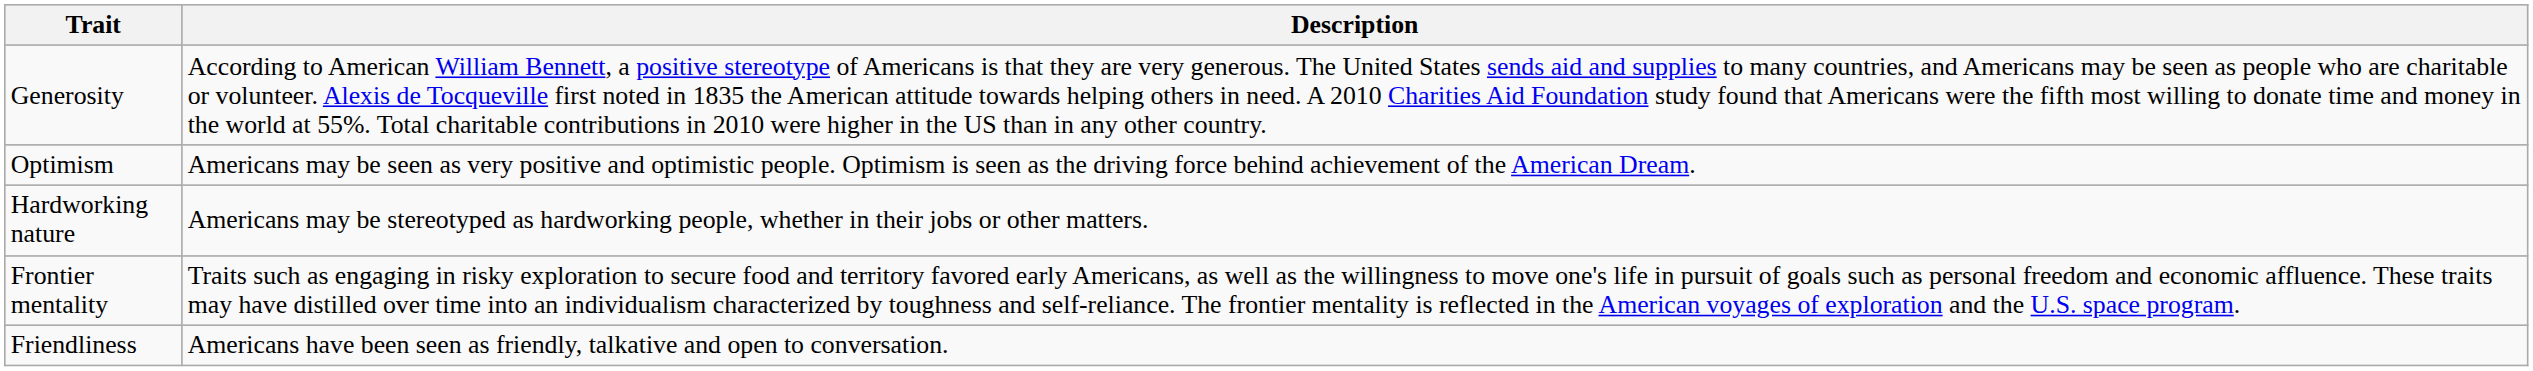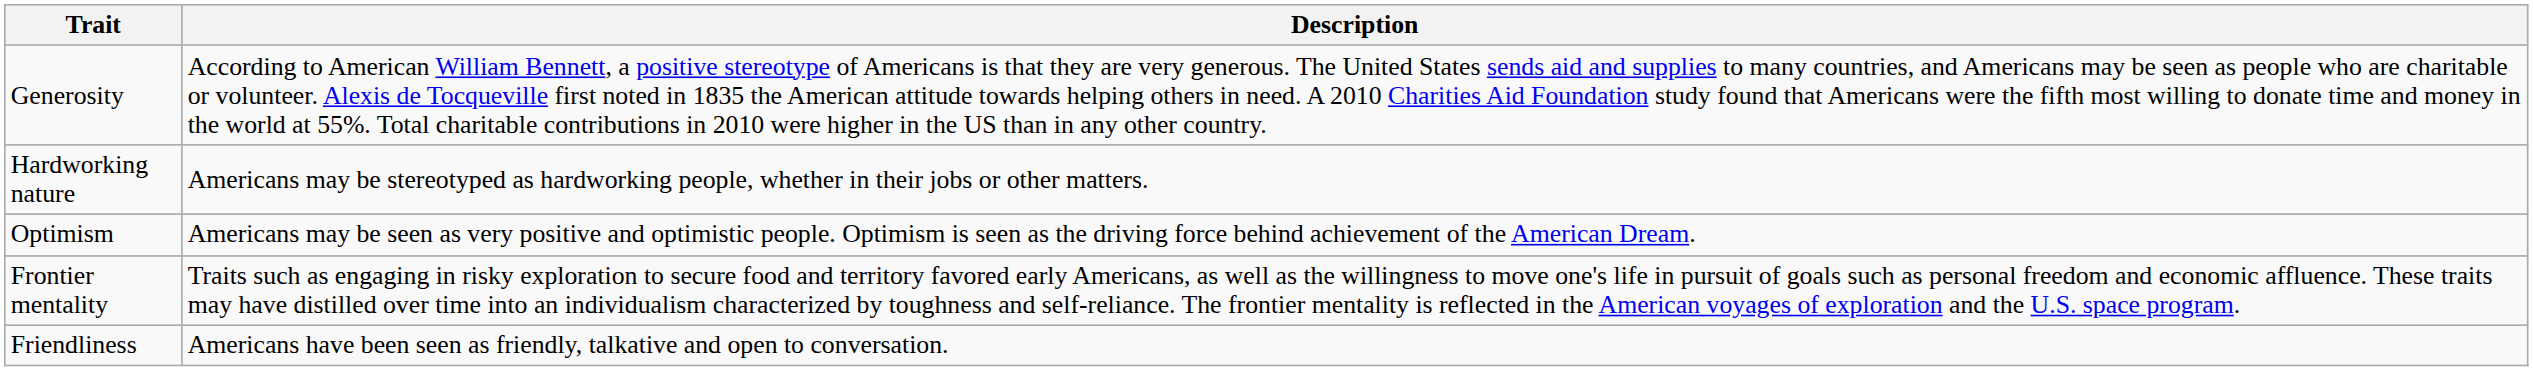rows swapped: (62, 164) <-> (79, 219)
